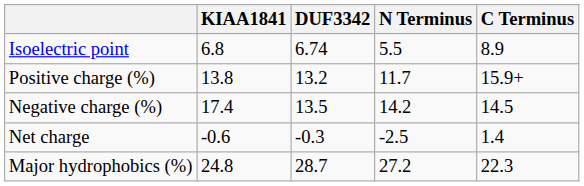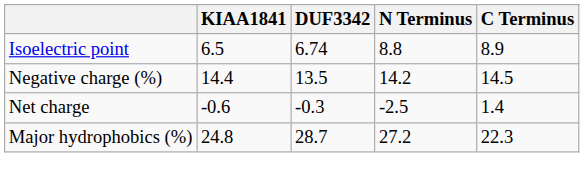(213, 48) 6.8 -> (213, 48) 6.5
(390, 48) 5.5 -> (390, 48) 8.8
- row: (82, 78)
(217, 107) 17.4 -> (217, 78) 14.4
